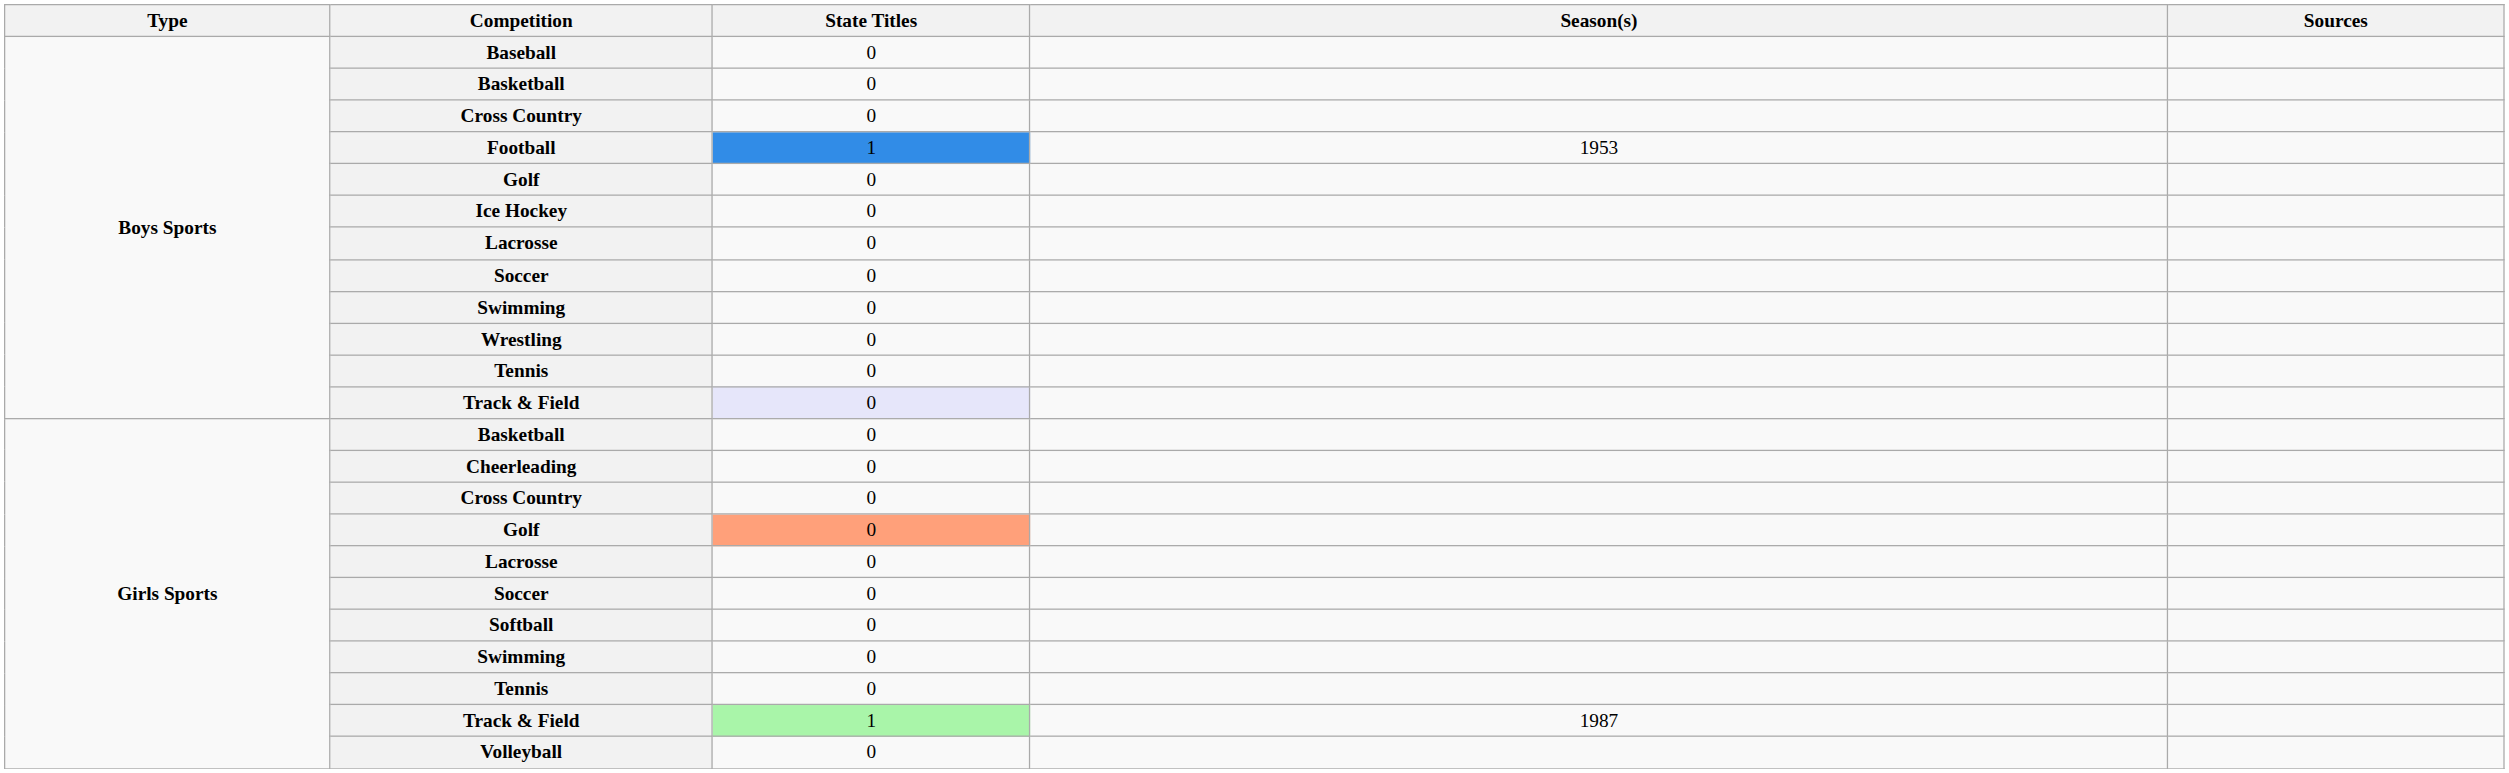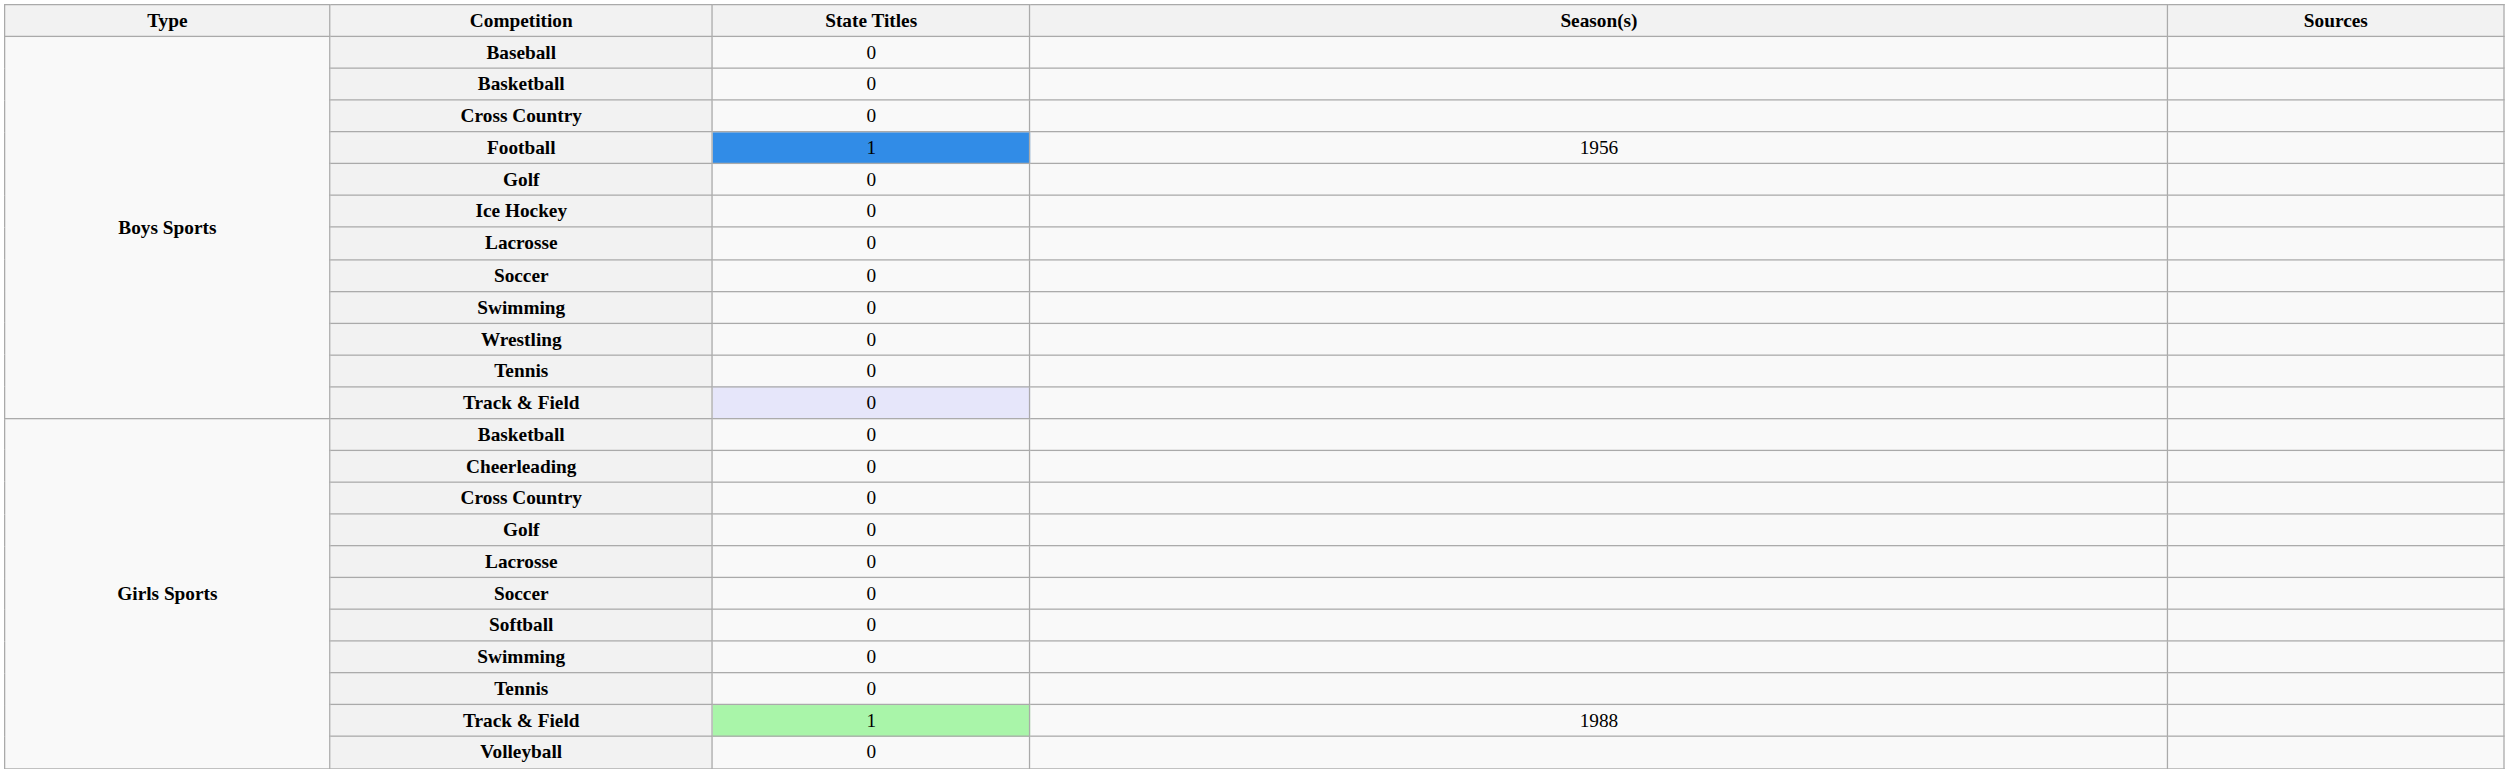(1599, 147) 1953 -> (1599, 147) 1956
(871, 529) lightsalmon background -> (871, 529) no background
(1599, 720) 1987 -> (1599, 720) 1988
